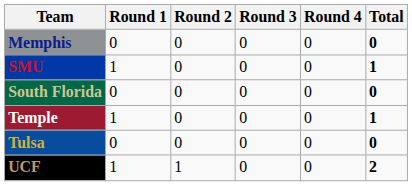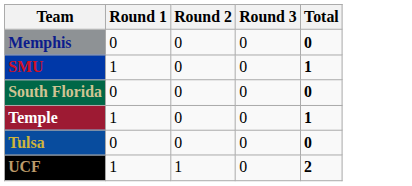- column: (333, 17)
